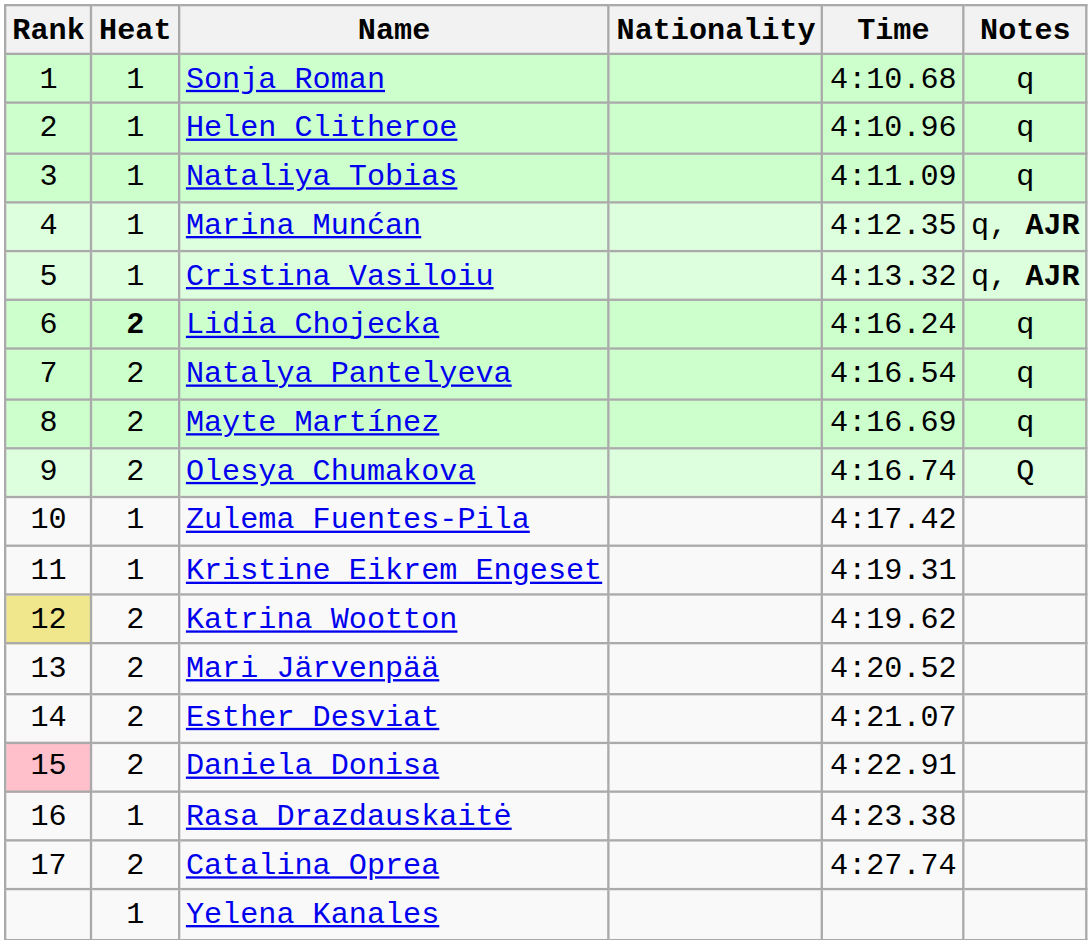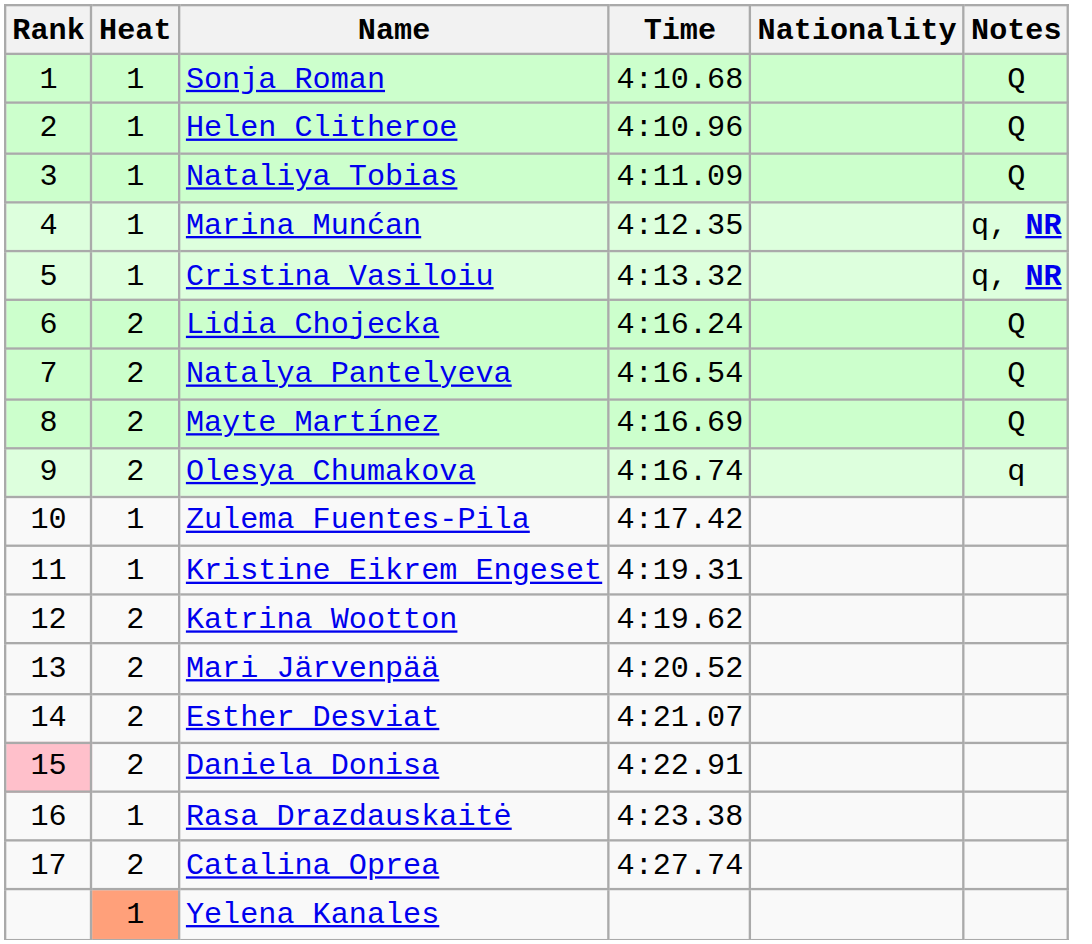columns swapped: (716, 30) <-> (893, 30)
(1025, 79) q -> (1016, 79) Q
(1025, 128) q -> (1016, 128) Q
(1025, 177) q -> (1016, 177) Q
(1025, 226) q, AJR -> (1016, 226) q, NR
(1025, 276) q, AJR -> (1016, 276) q, NR
(135, 325) bold -> (135, 325) normal
(1025, 325) q -> (1016, 325) Q
(1025, 374) q -> (1016, 374) Q
(1025, 423) q -> (1016, 423) Q
(1025, 472) Q -> (1016, 472) q
(49, 620) khaki background -> (49, 620) no background
(135, 915) no background -> (135, 915) lightsalmon background
